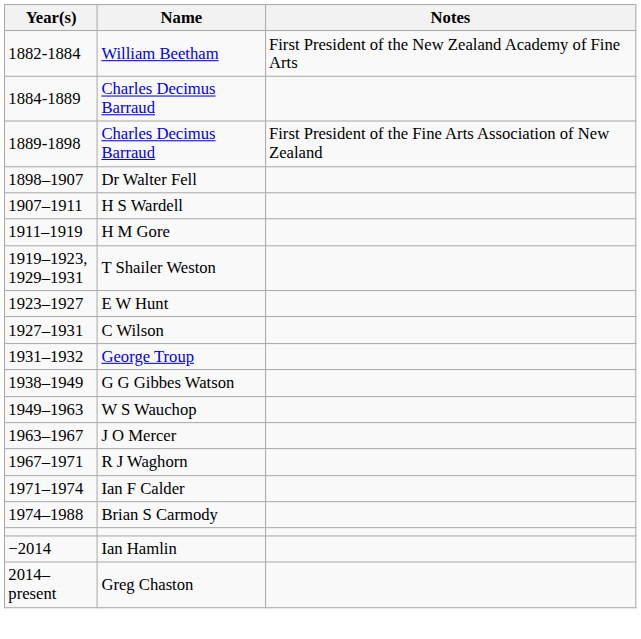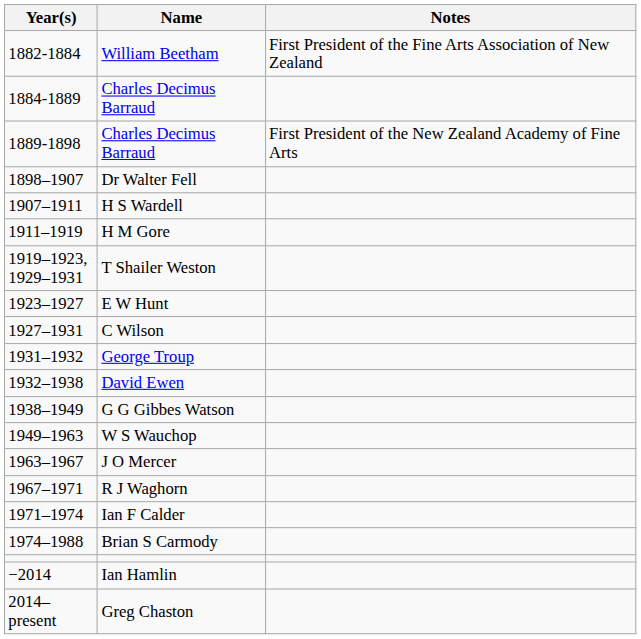(445, 53) First President of the New Zealand Academy of Fine Arts -> (439, 53) First President of the Fine Arts Association of New Zealand
(439, 143) First President of the Fine Arts Association of New Zealand -> (445, 143) First President of the New Zealand Academy of Fine Arts
+ row: (46, 382)
